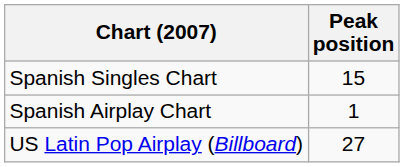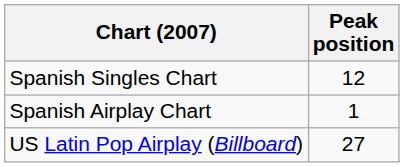(353, 77) 15 -> (353, 77) 12
